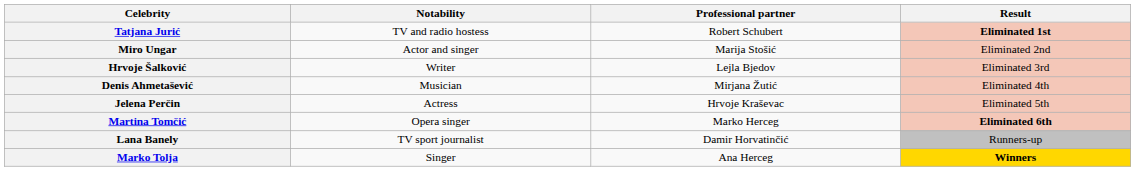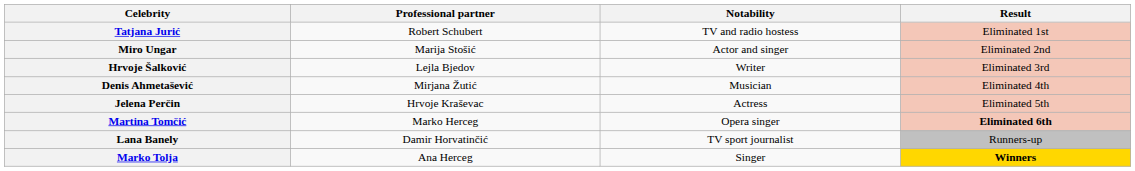columns swapped: (441, 13) <-> (746, 13)
(1016, 31) bold -> (1016, 31) normal
